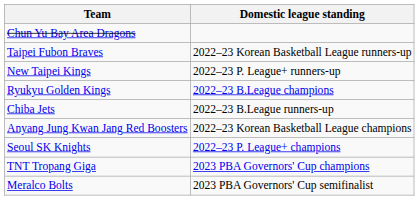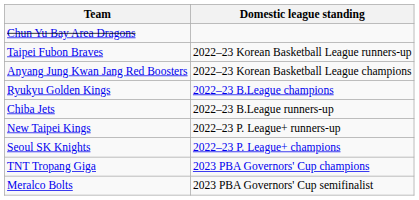rows swapped: (49, 71) <-> (97, 128)
